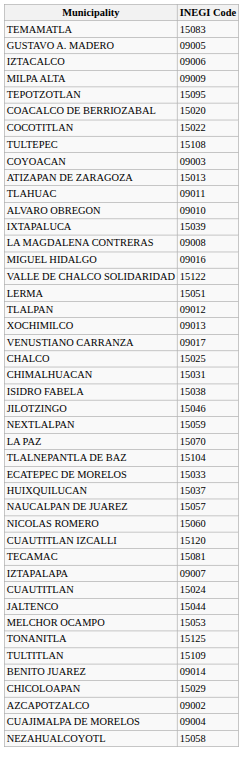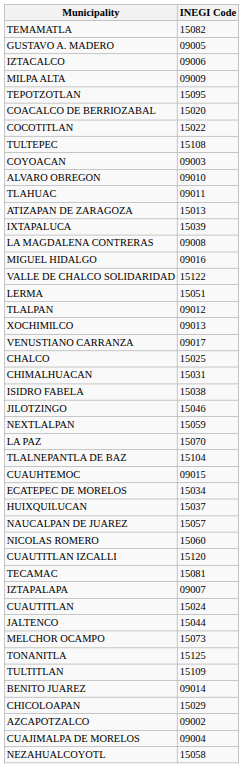(193, 29) 15083 -> (193, 29) 15082
rows swapped: (54, 210) <-> (70, 177)
+ row: (43, 474)
(193, 474) 15033 -> (193, 491) 15034
(193, 623) 15053 -> (193, 639) 15073
